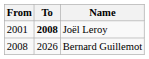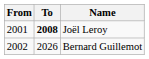(17, 46) 2008 -> (17, 46) 2002
